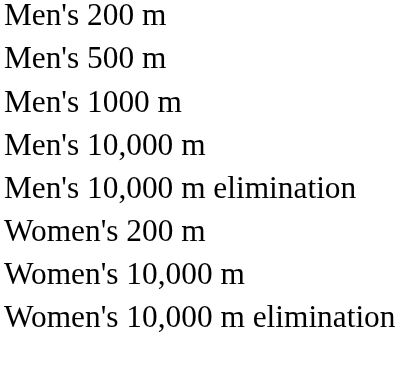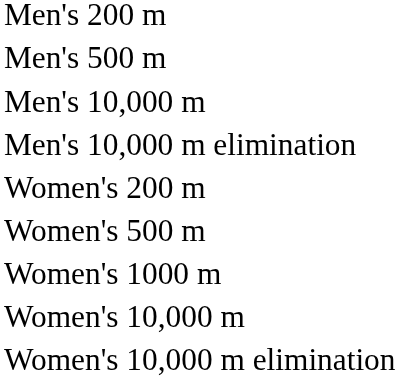- row: (93, 101)
+ row: (105, 230)
+ row: (113, 273)
